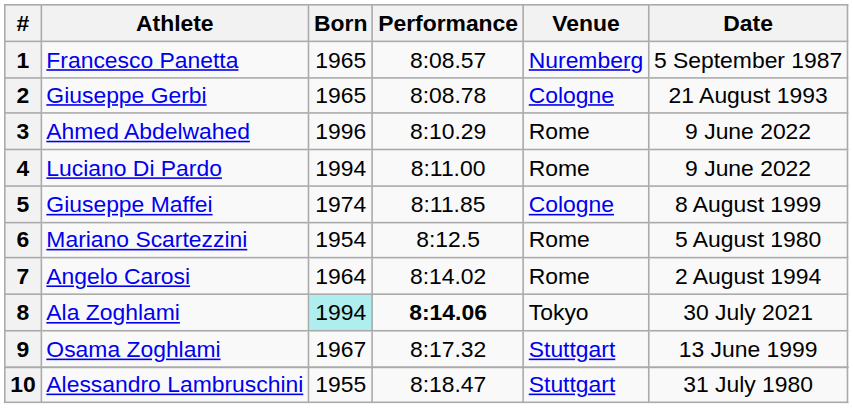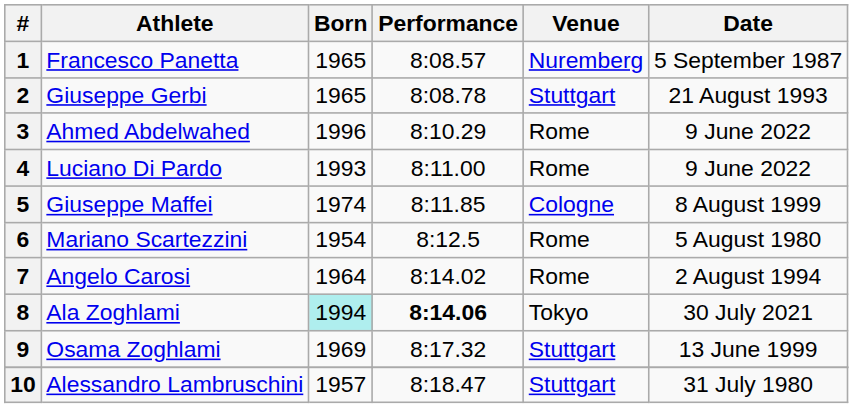(571, 96) Cologne -> (572, 96) Stuttgart
(341, 168) 1994 -> (341, 168) 1993
(341, 349) 1967 -> (341, 349) 1969
(341, 385) 1955 -> (341, 385) 1957
